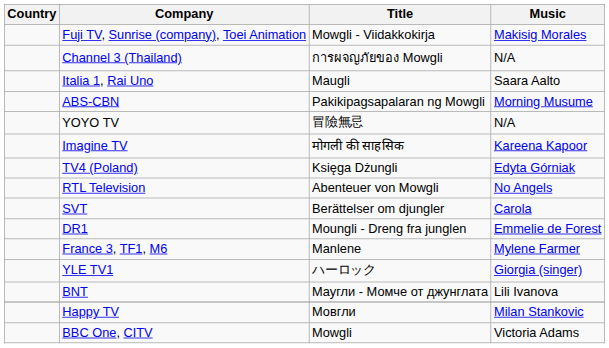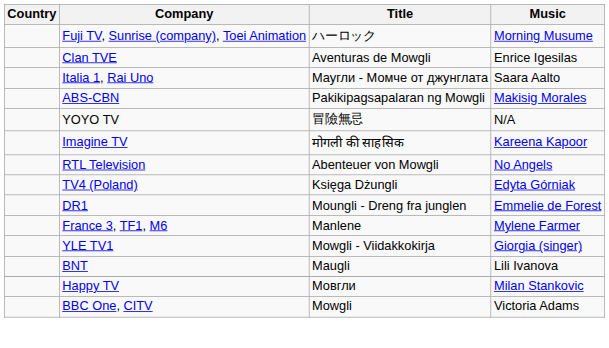(373, 34) Mowgli - Viidakkokirja -> (344, 35) ハーロック
(540, 34) Makisig Morales -> (543, 36) Morning Musume
+ row: (90, 57)
- row: (122, 58)
(331, 81) Maugli -> (400, 77) Маугли - Момче от джунглата
(543, 101) Morning Musume -> (540, 98) Makisig Morales
rows swapped: (100, 167) <-> (104, 188)
- row: (75, 208)
(344, 270) ハーロック -> (373, 245) Mowgli - Viidakkokirja
(400, 292) Маугли - Момче от джунглата -> (331, 266) Maugli
